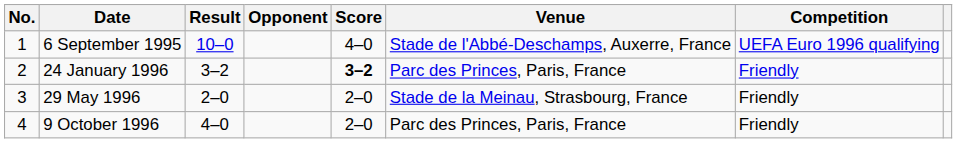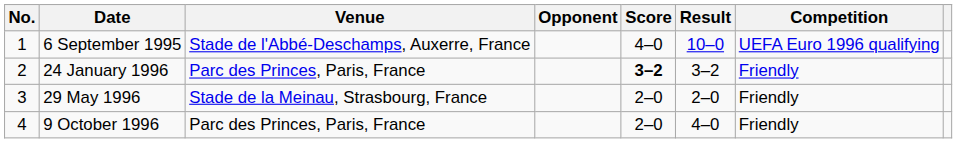columns swapped: (560, 17) <-> (215, 17)
